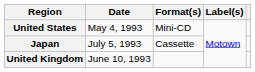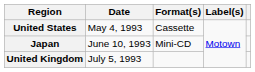(173, 28) Mini-CD -> (175, 28) Cassette
(115, 43) July 5, 1993 -> (119, 43) June 10, 1993
(175, 43) Cassette -> (173, 43) Mini-CD
(119, 59) June 10, 1993 -> (115, 59) July 5, 1993
